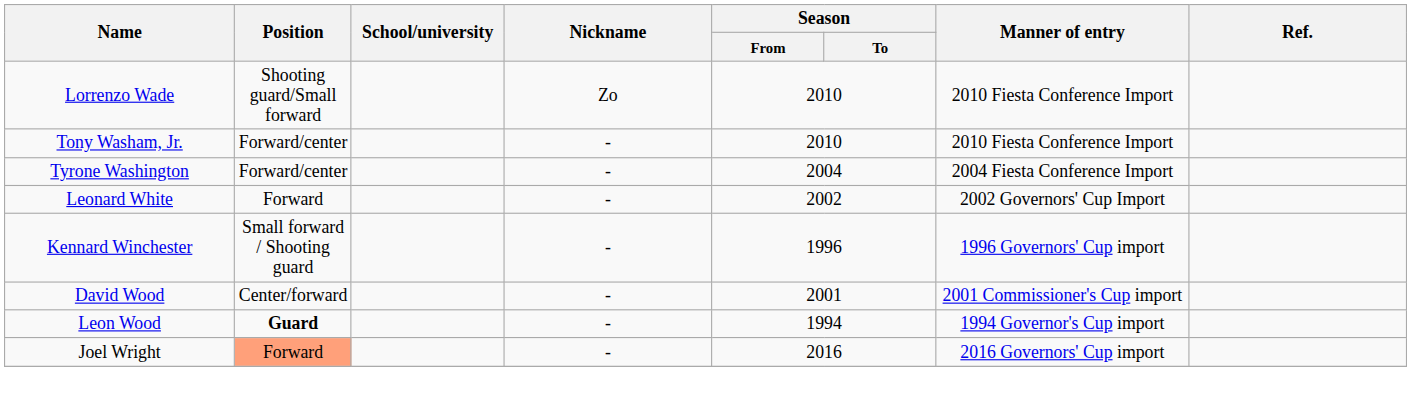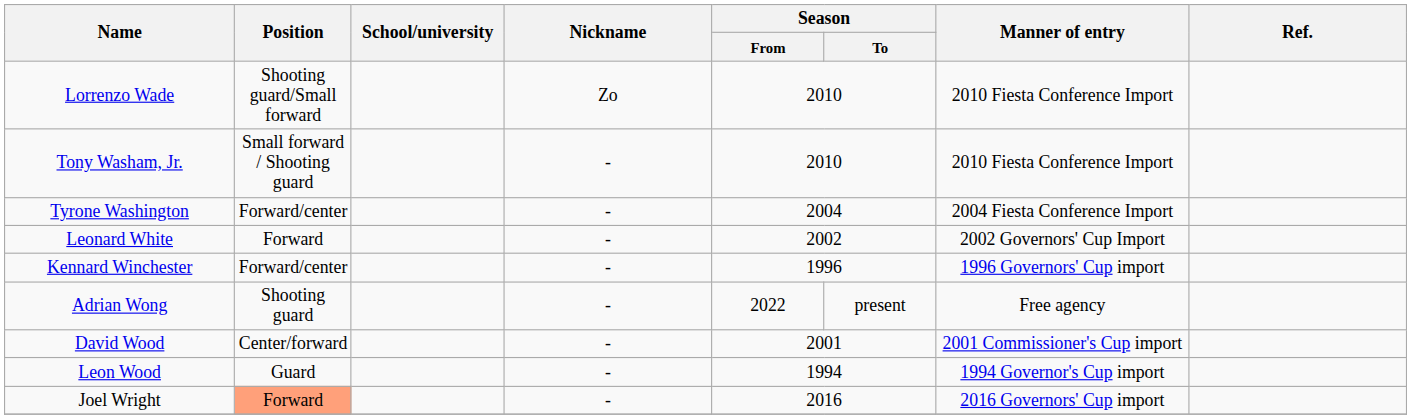(293, 143) Forward/center -> (293, 163) Small forward / Shooting guard
(293, 247) Small forward / Shooting guard -> (293, 267) Forward/center
+ row: (120, 305)
(293, 323) bold -> (293, 371) normal
